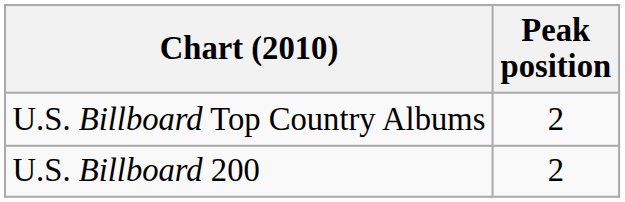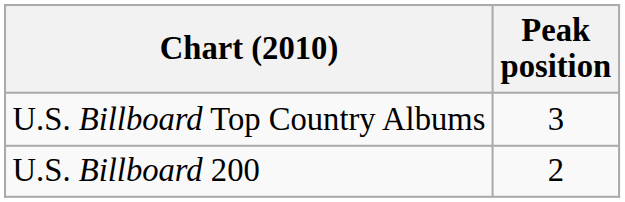(556, 118) 2 -> (556, 118) 3
